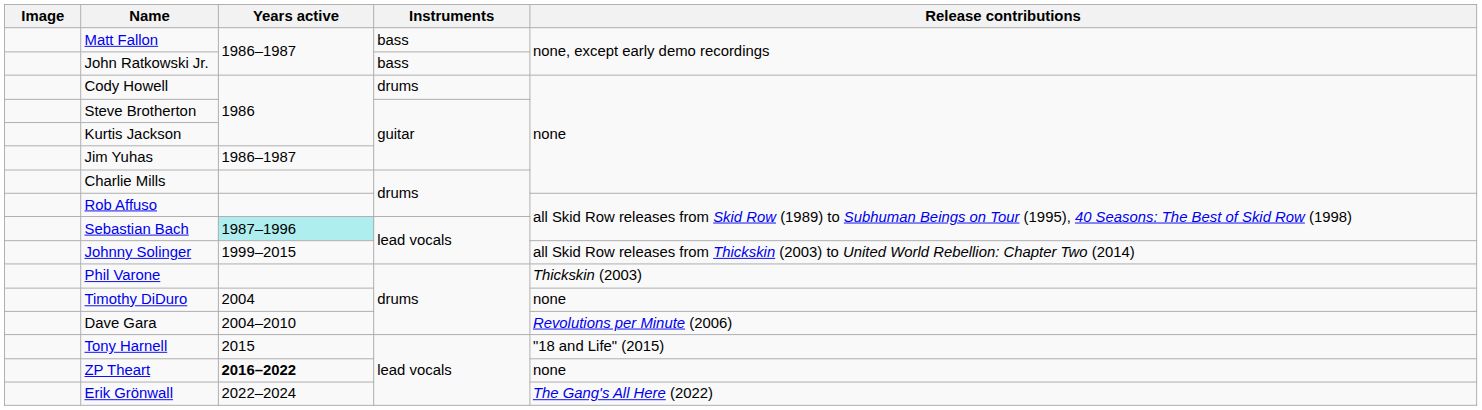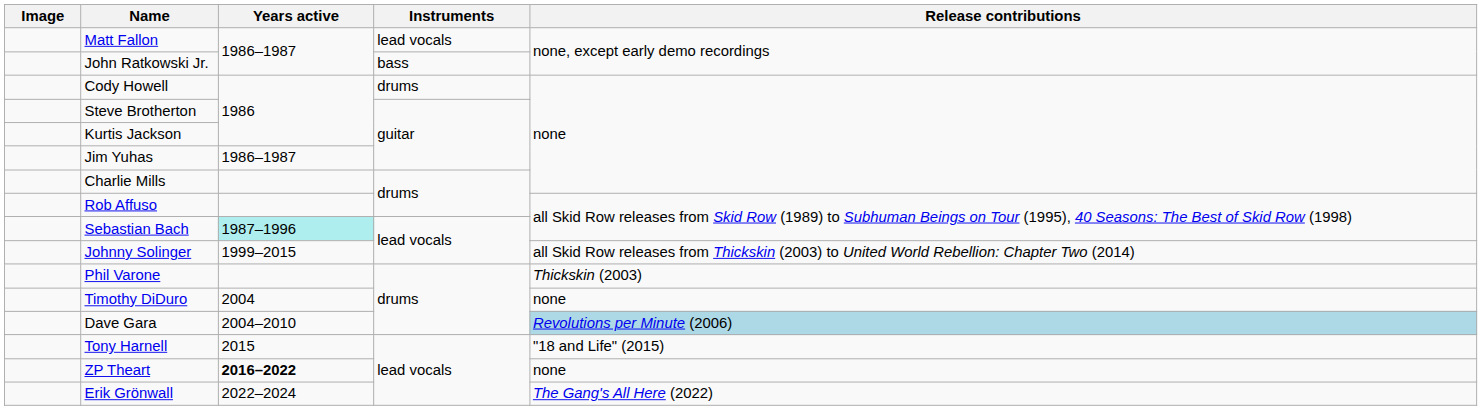(393, 39) bass -> (414, 39) lead vocals
(633, 323) no background -> (633, 323) lightblue background
